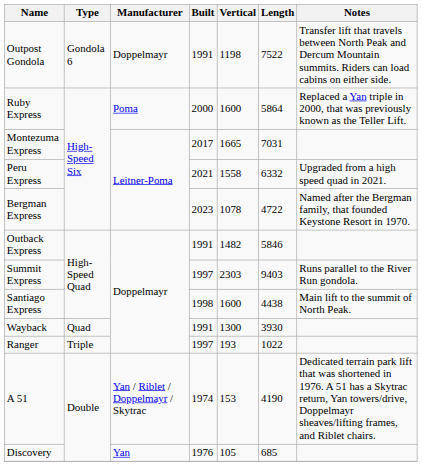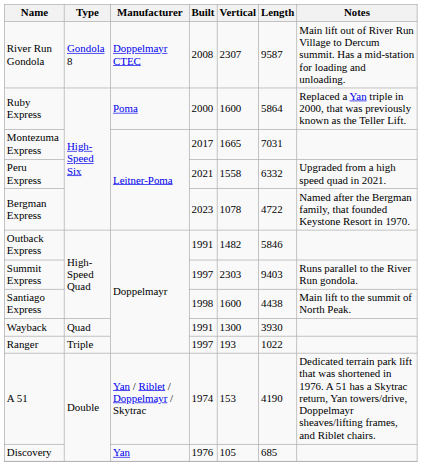+ row: (29, 54)
- row: (26, 54)
